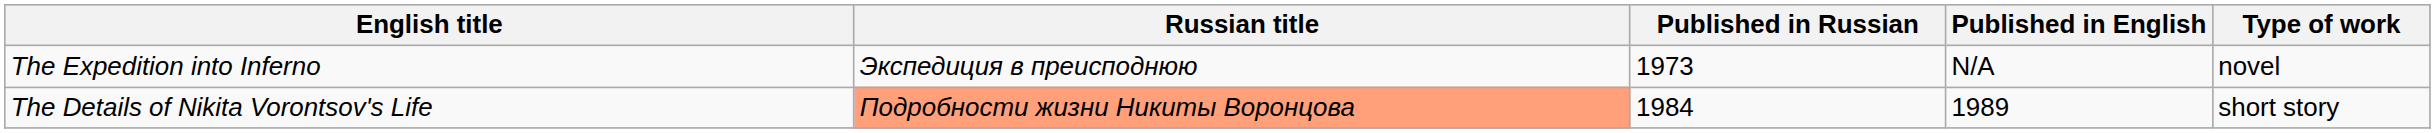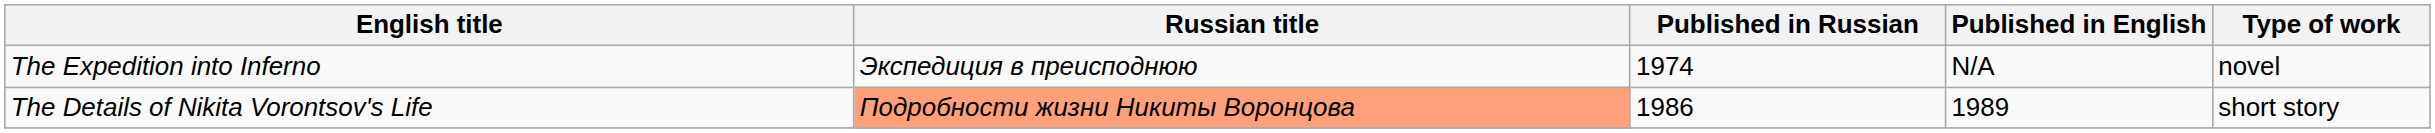(1665, 66) 1973 -> (1665, 66) 1974
(1665, 107) 1984 -> (1665, 107) 1986
